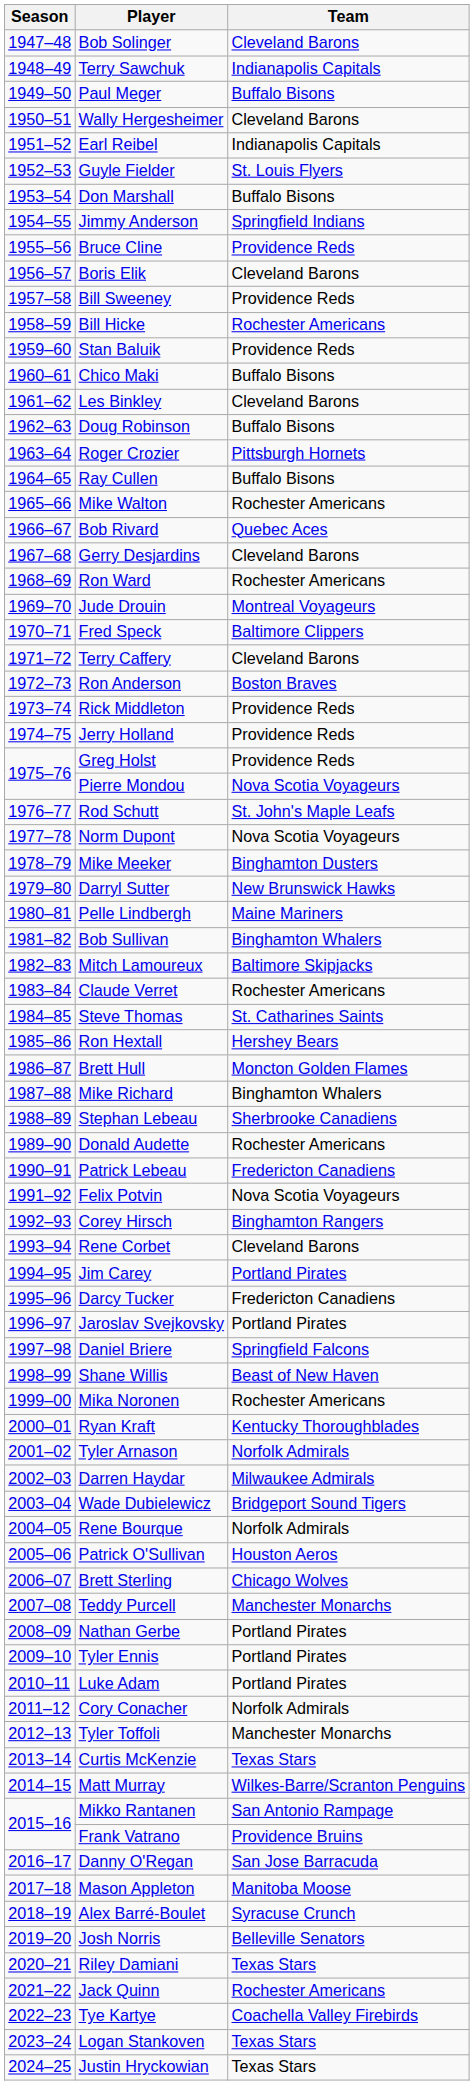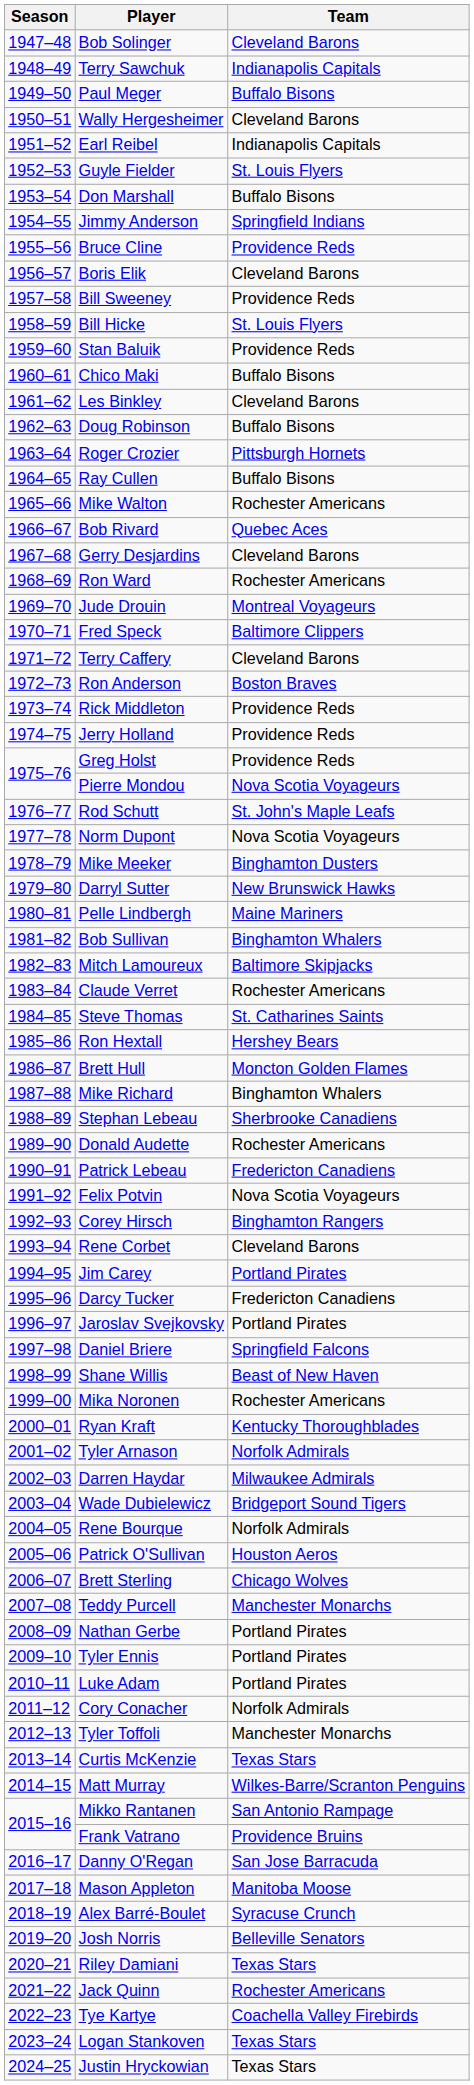(308, 324) Rochester Americans -> (287, 324) St. Louis Flyers
